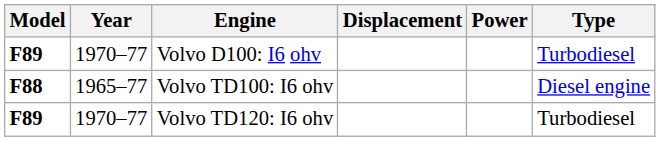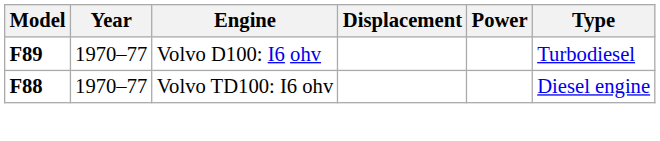(111, 86) 1965–77 -> (111, 86) 1970–77
- row: (245, 119)
